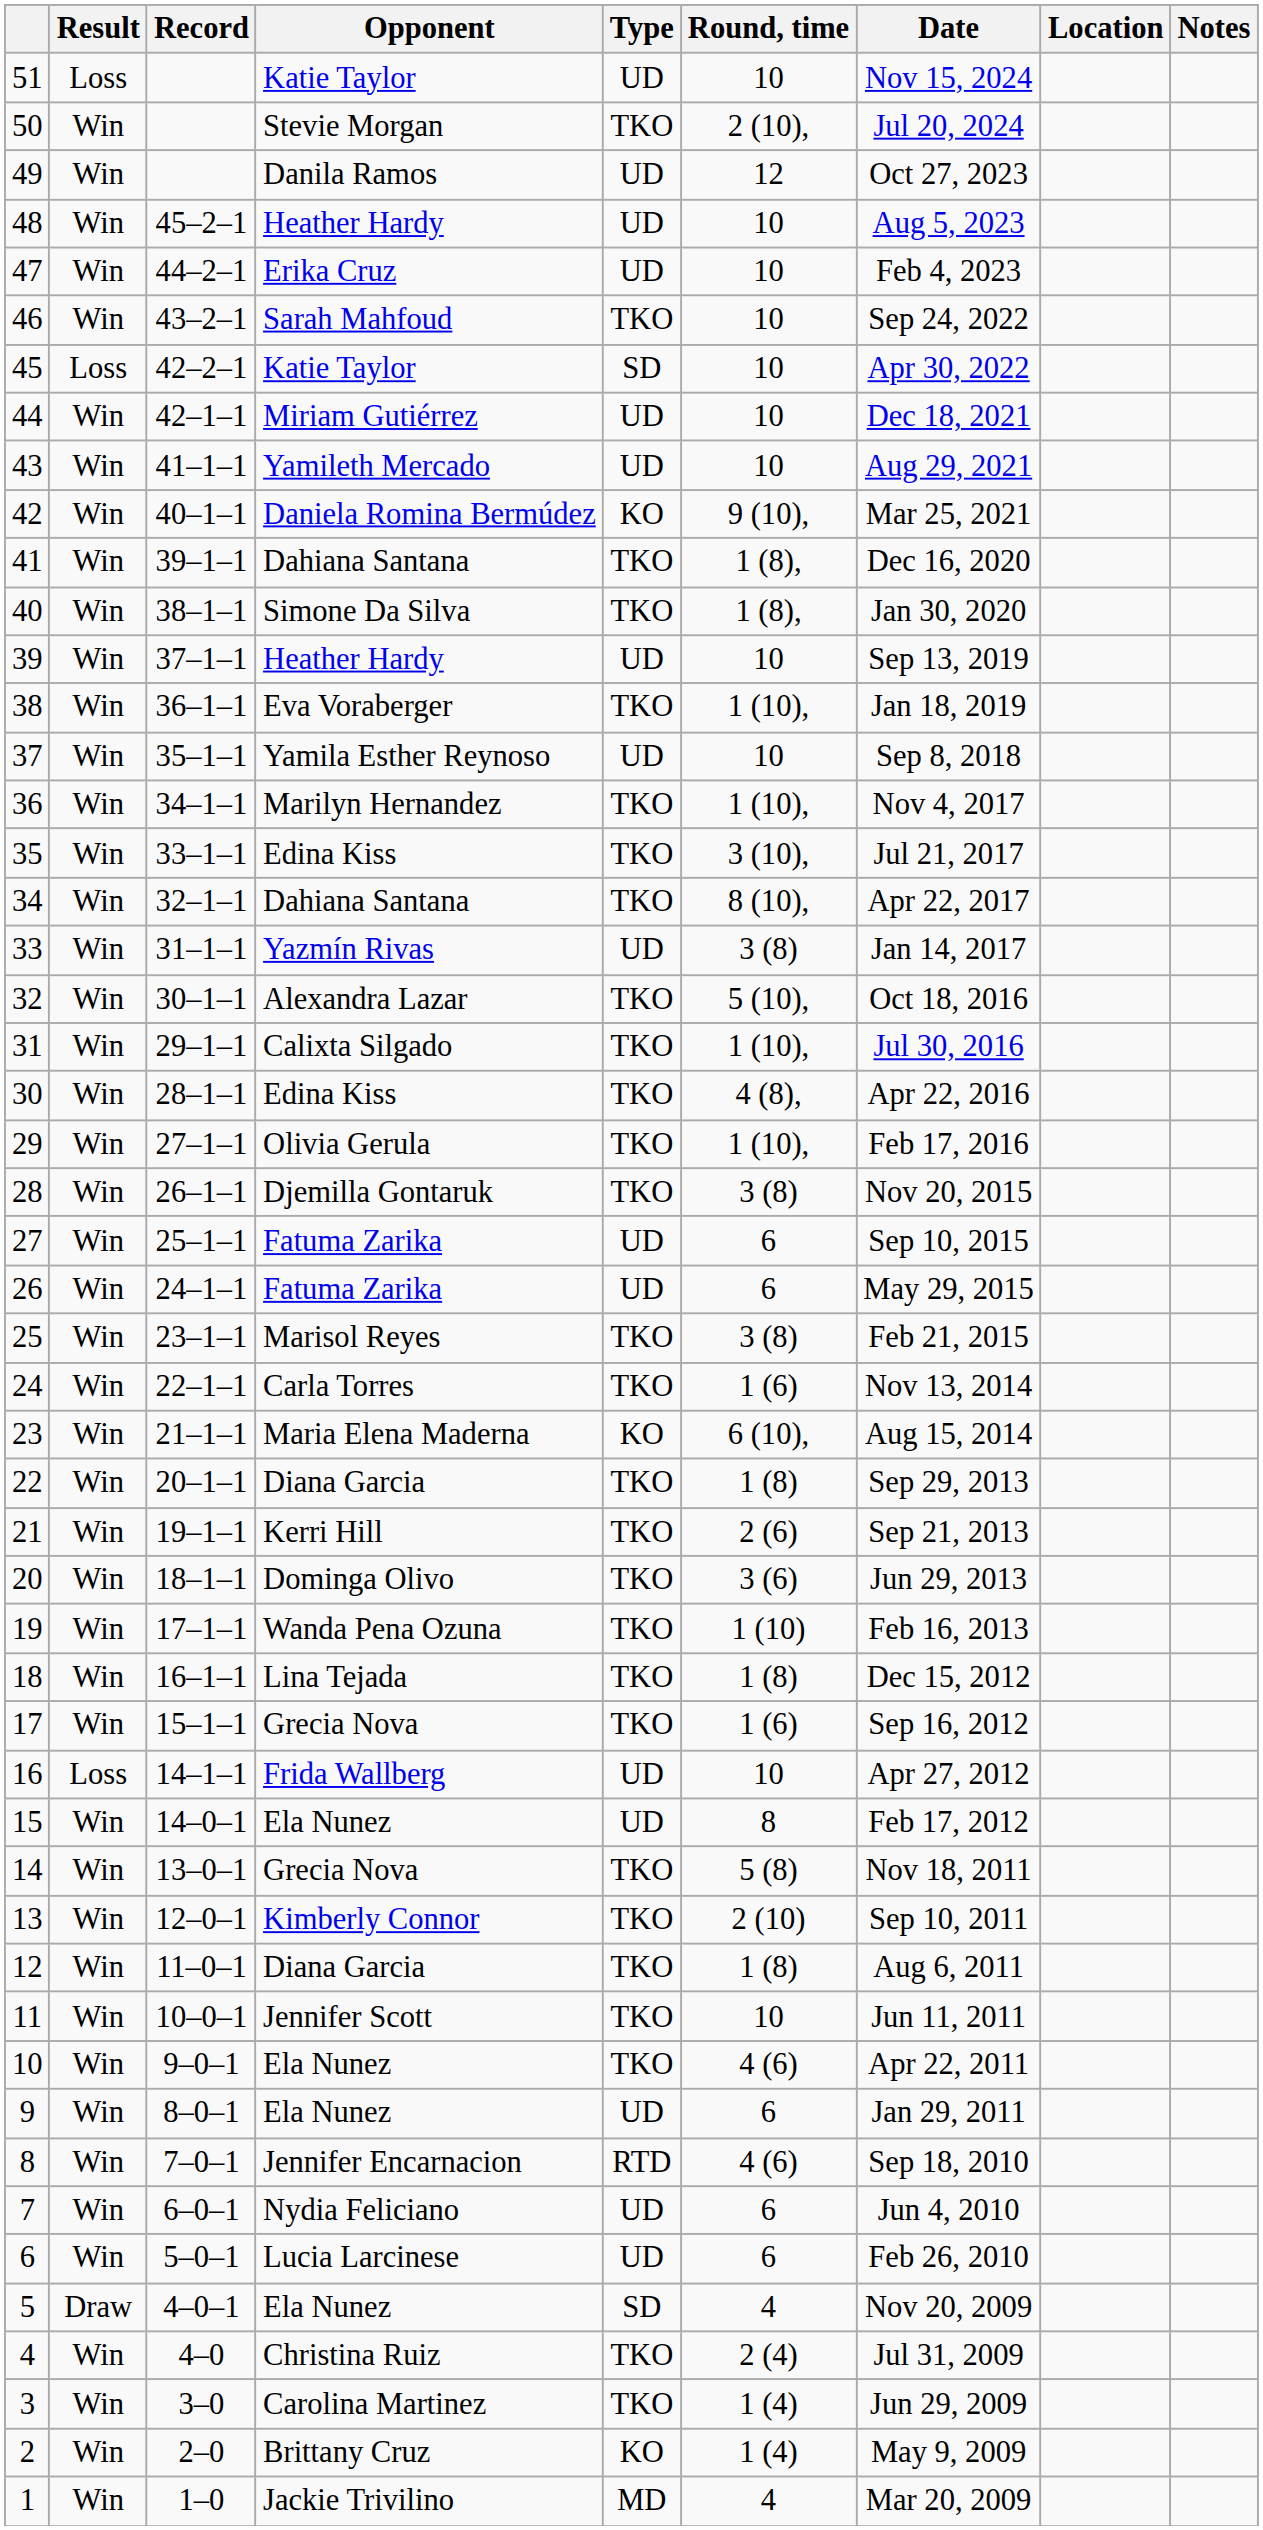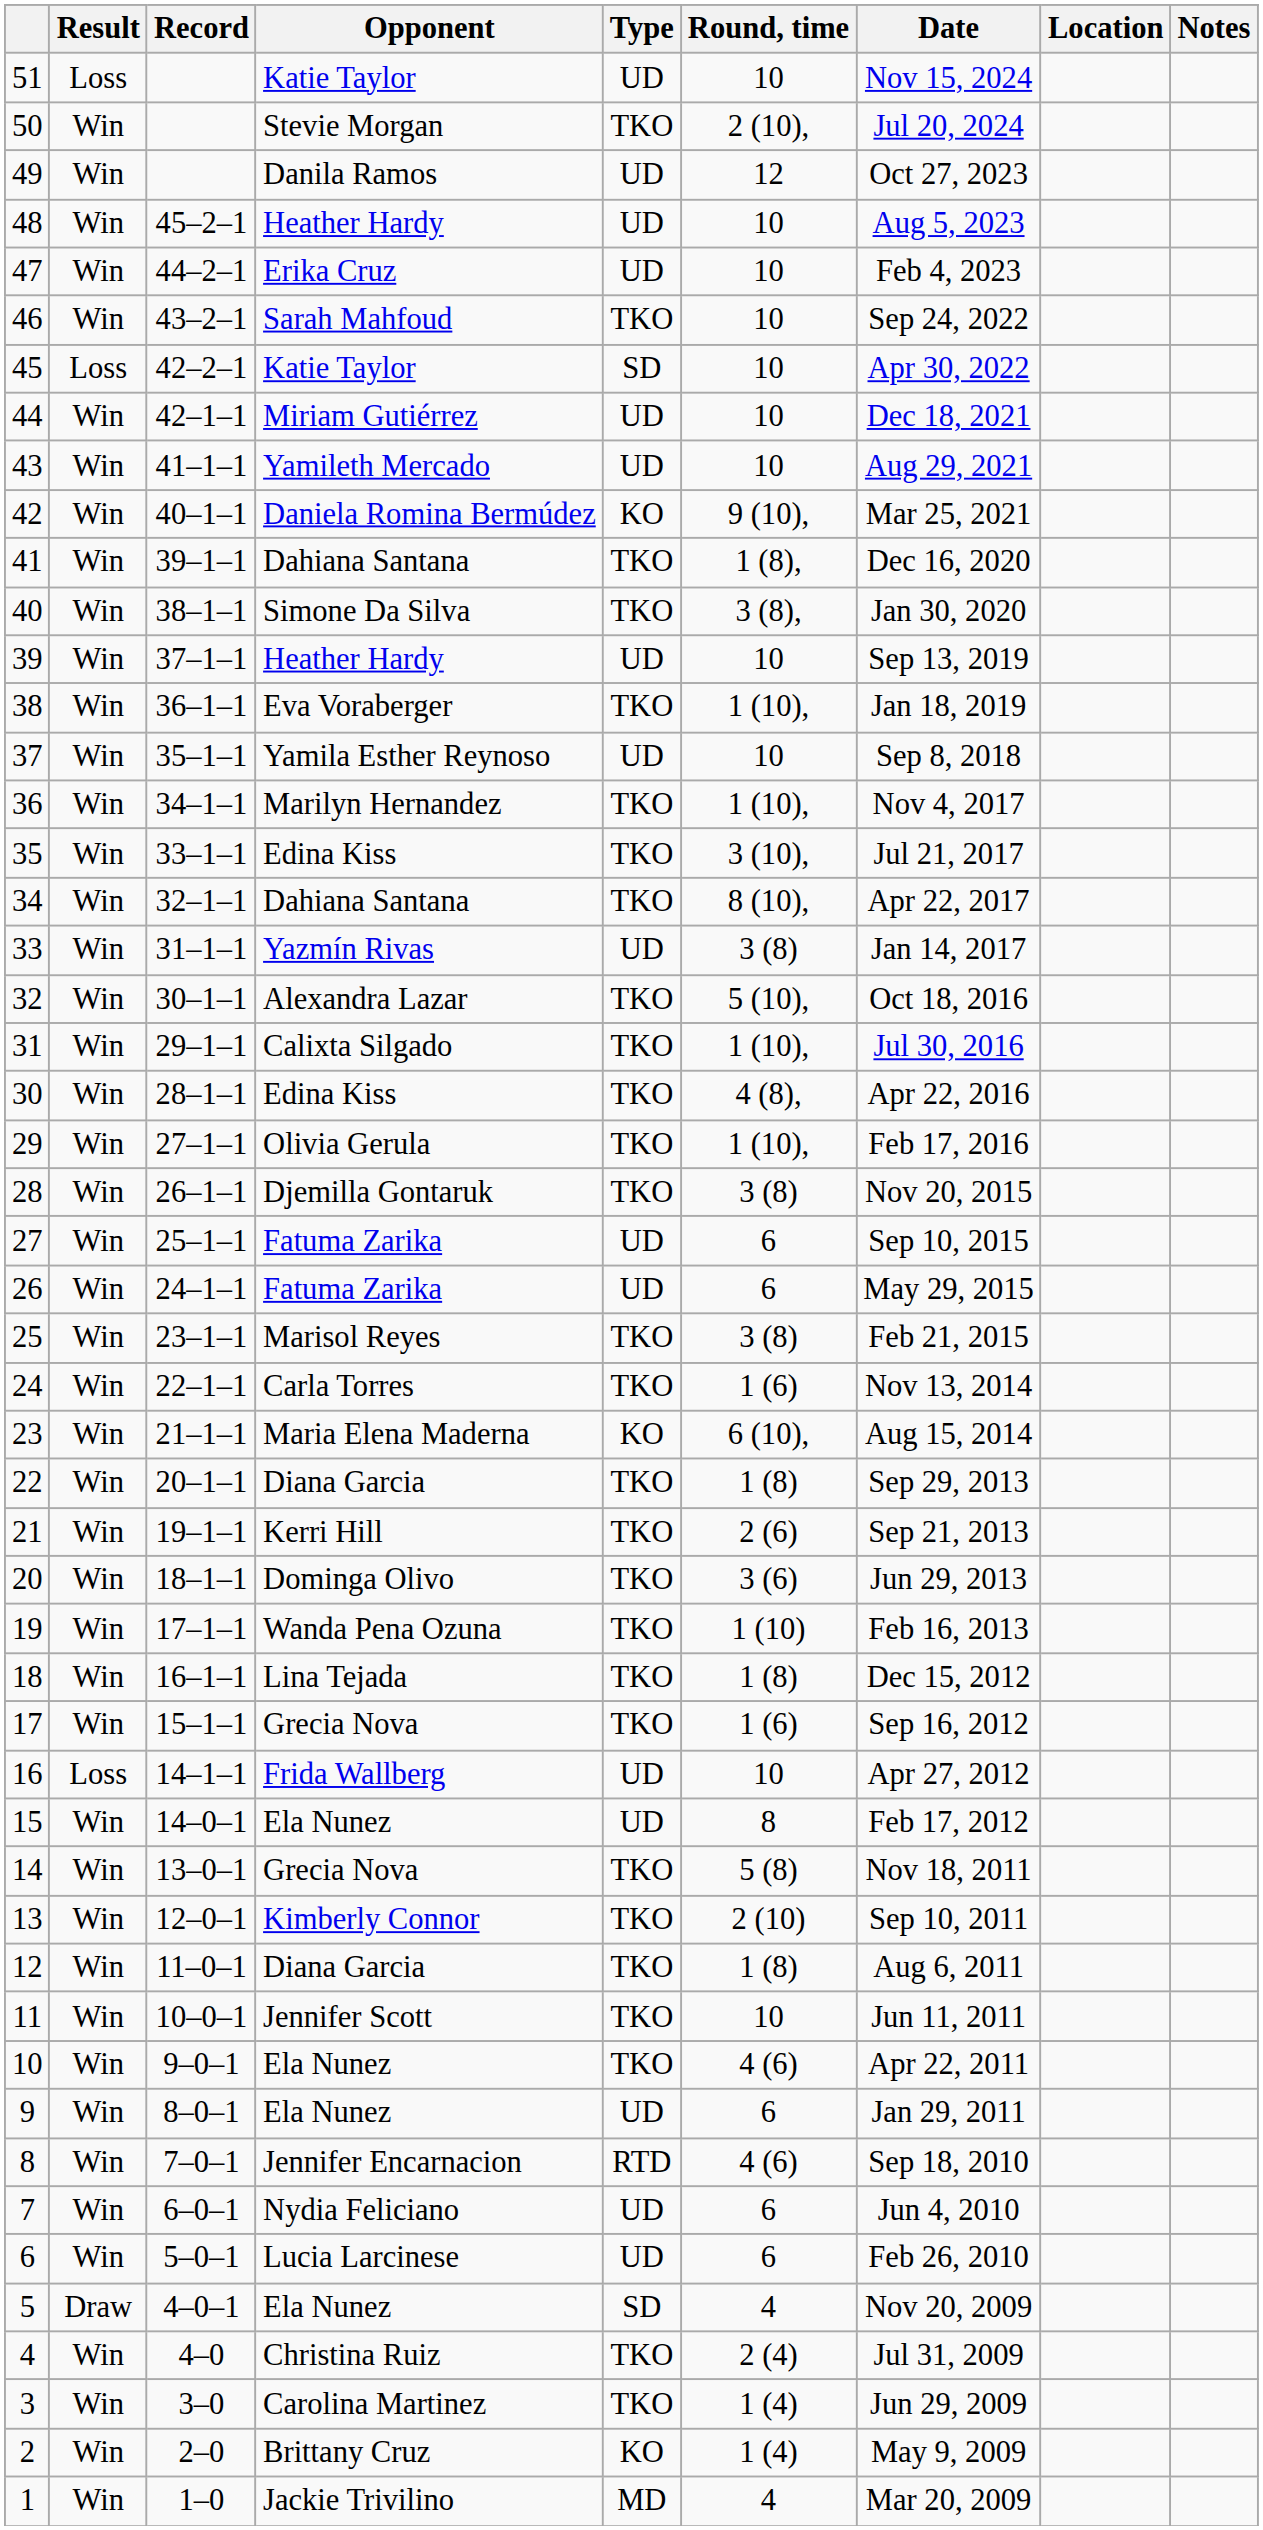(769, 610) 1 (8), -> (769, 610) 3 (8),
